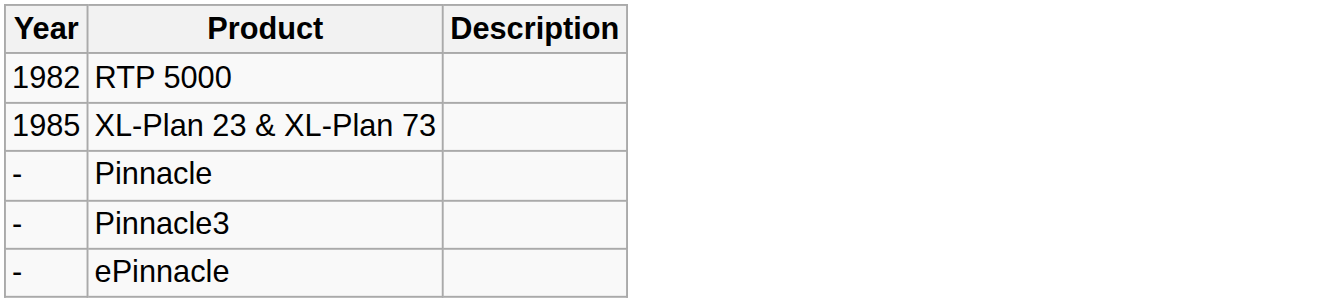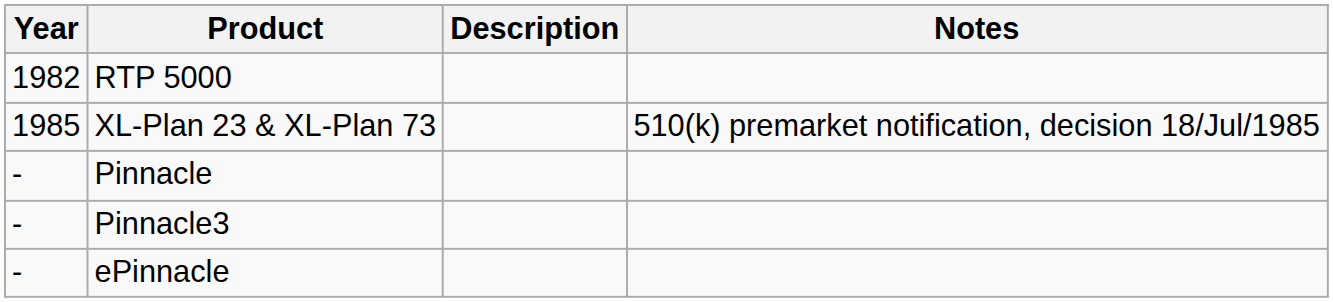+ column: (977, 28)
